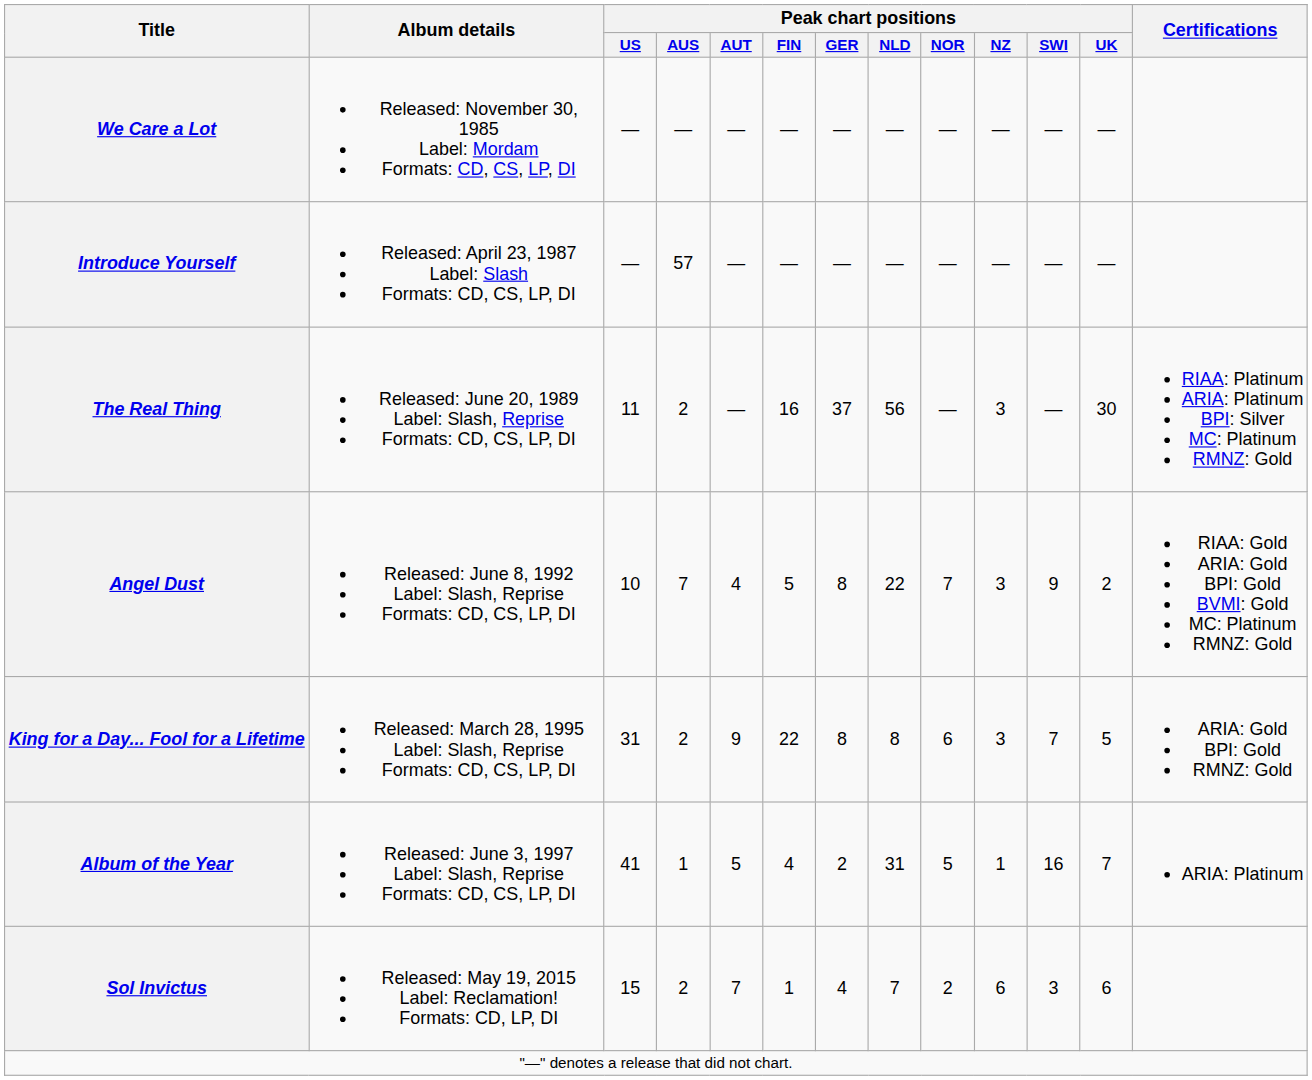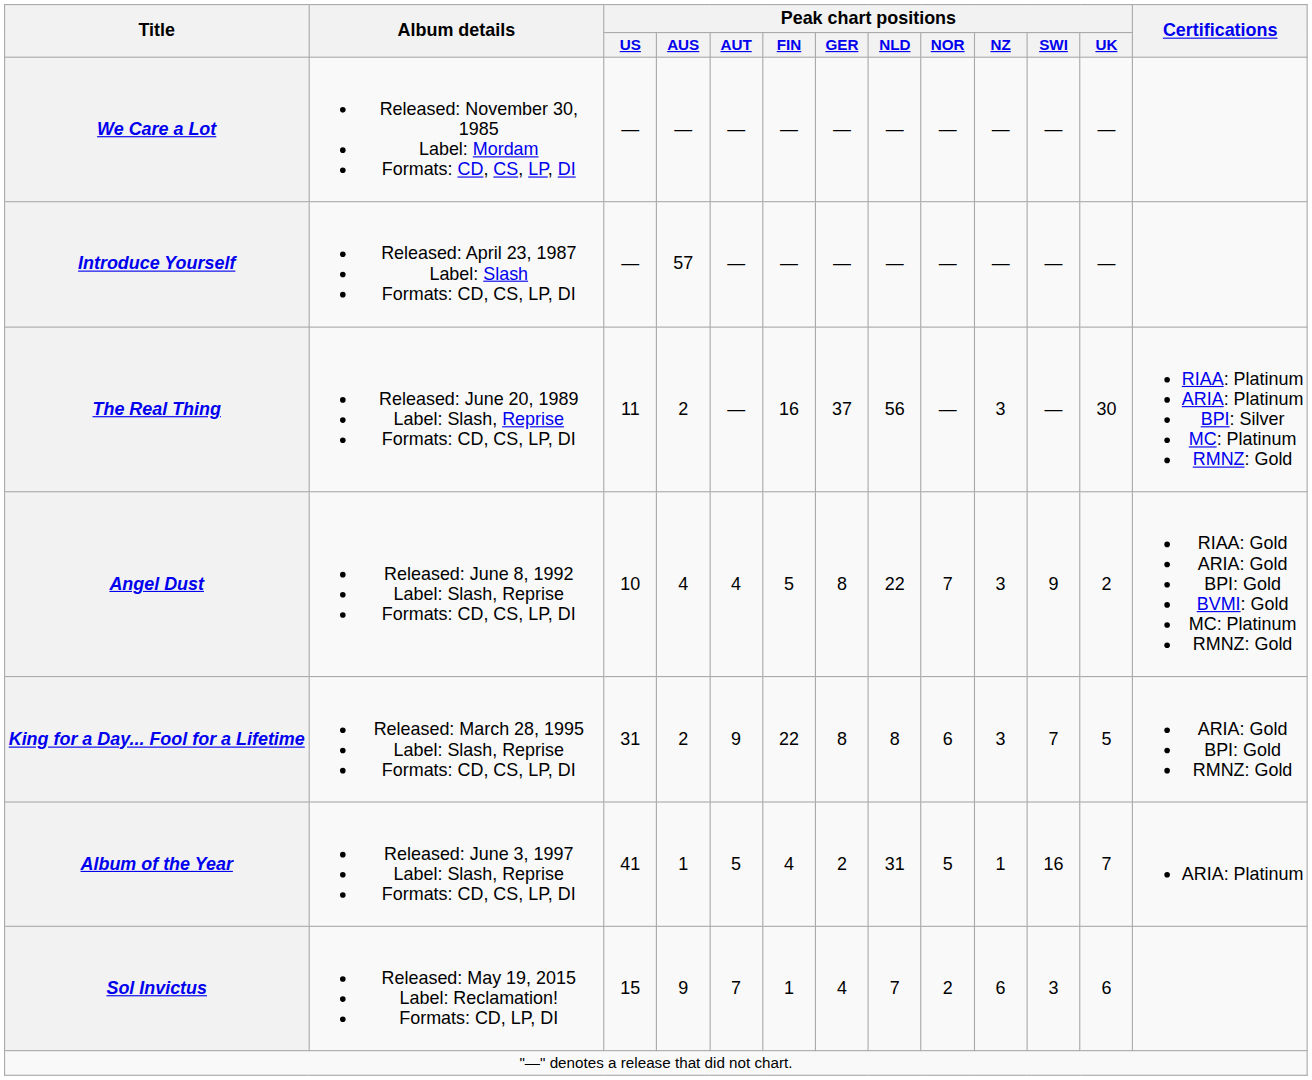(683, 584) 7 -> (683, 584) 4
(683, 988) 2 -> (683, 988) 9
